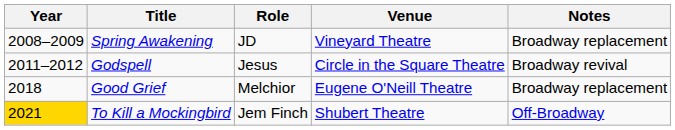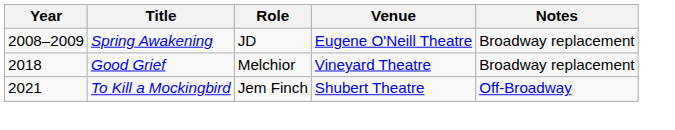(373, 40) Vineyard Theatre -> (394, 40) Eugene O'Neill Theatre
- row: (121, 64)
(394, 88) Eugene O'Neill Theatre -> (373, 64) Vineyard Theatre
(25, 112) gold background -> (25, 88) no background
